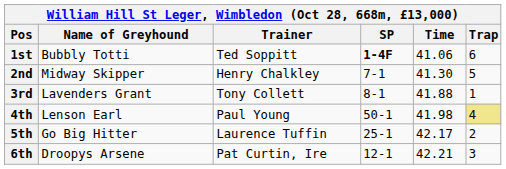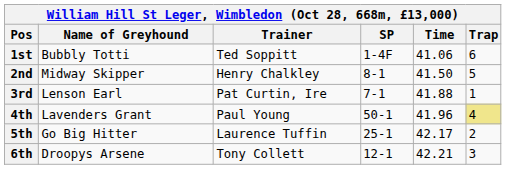(378, 54) bold -> (378, 54) normal
(374, 74) 7-1 -> (374, 74) 8-1
(434, 74) 41.30 -> (434, 74) 41.50
(97, 94) Lavenders Grant -> (82, 94) Lenson Earl
(261, 94) Tony Collett -> (272, 94) Pat Curtin, Ire
(374, 94) 8-1 -> (374, 94) 7-1
(82, 114) Lenson Earl -> (97, 114) Lavenders Grant
(434, 114) 41.98 -> (434, 114) 41.96
(272, 154) Pat Curtin, Ire -> (261, 154) Tony Collett
